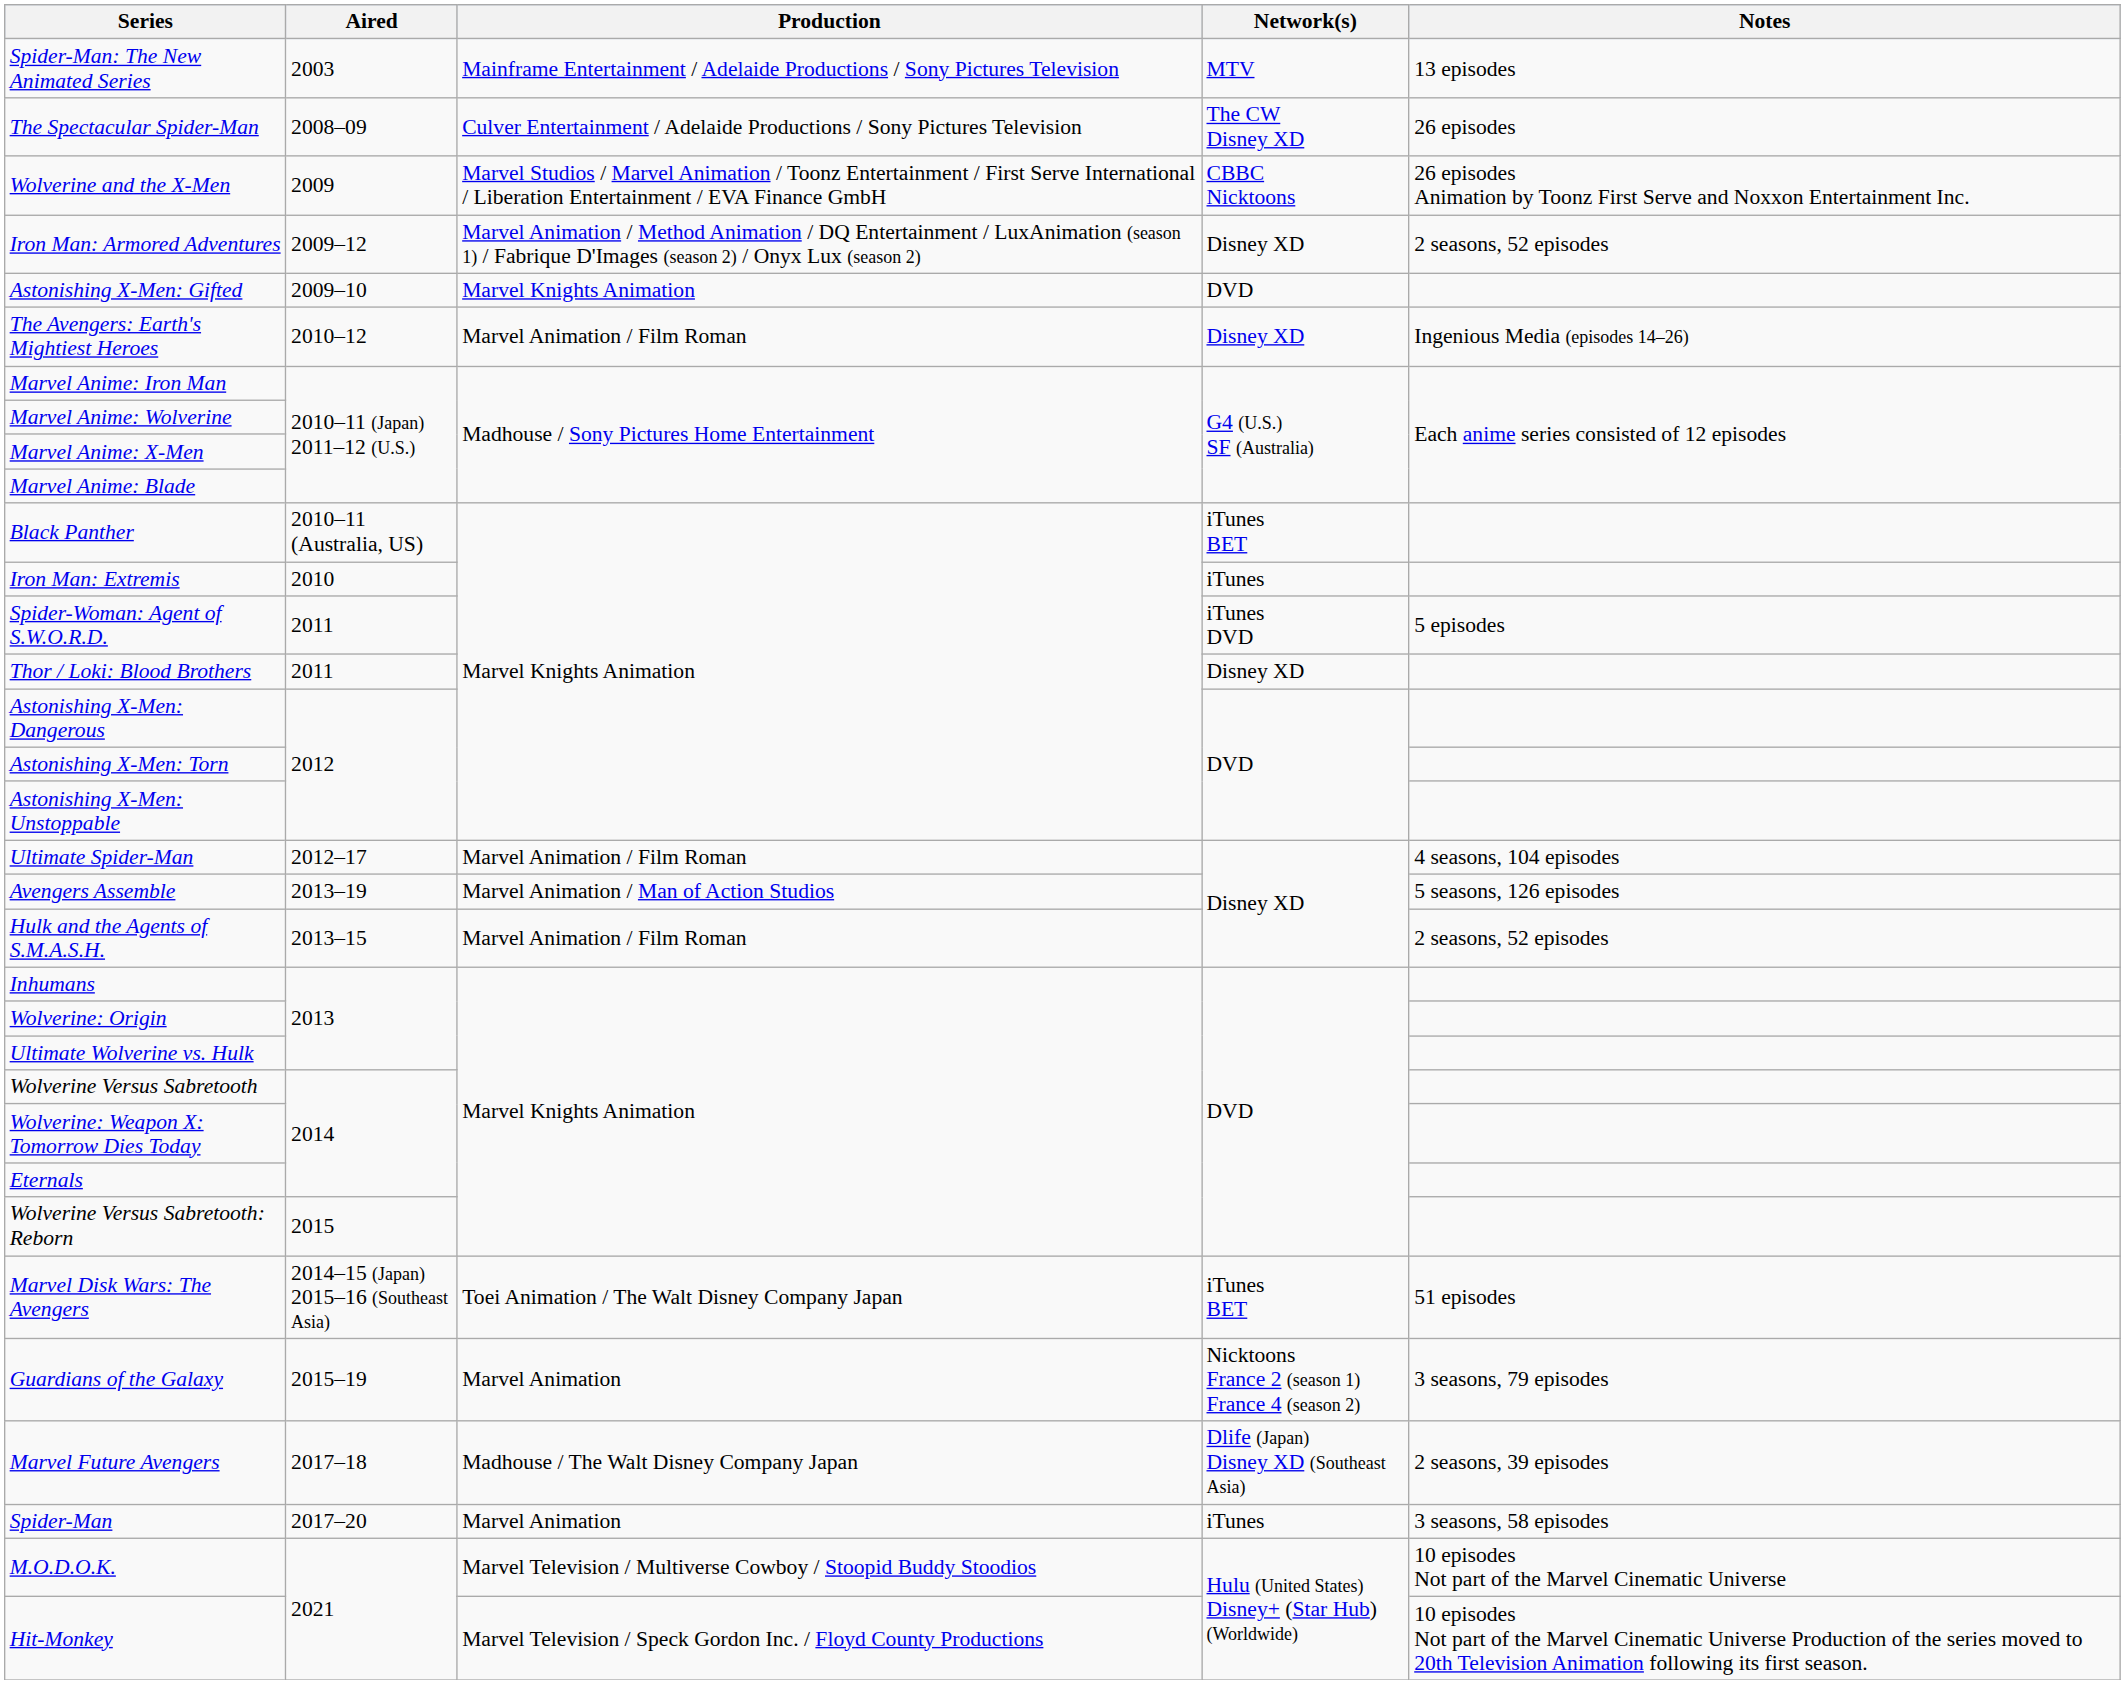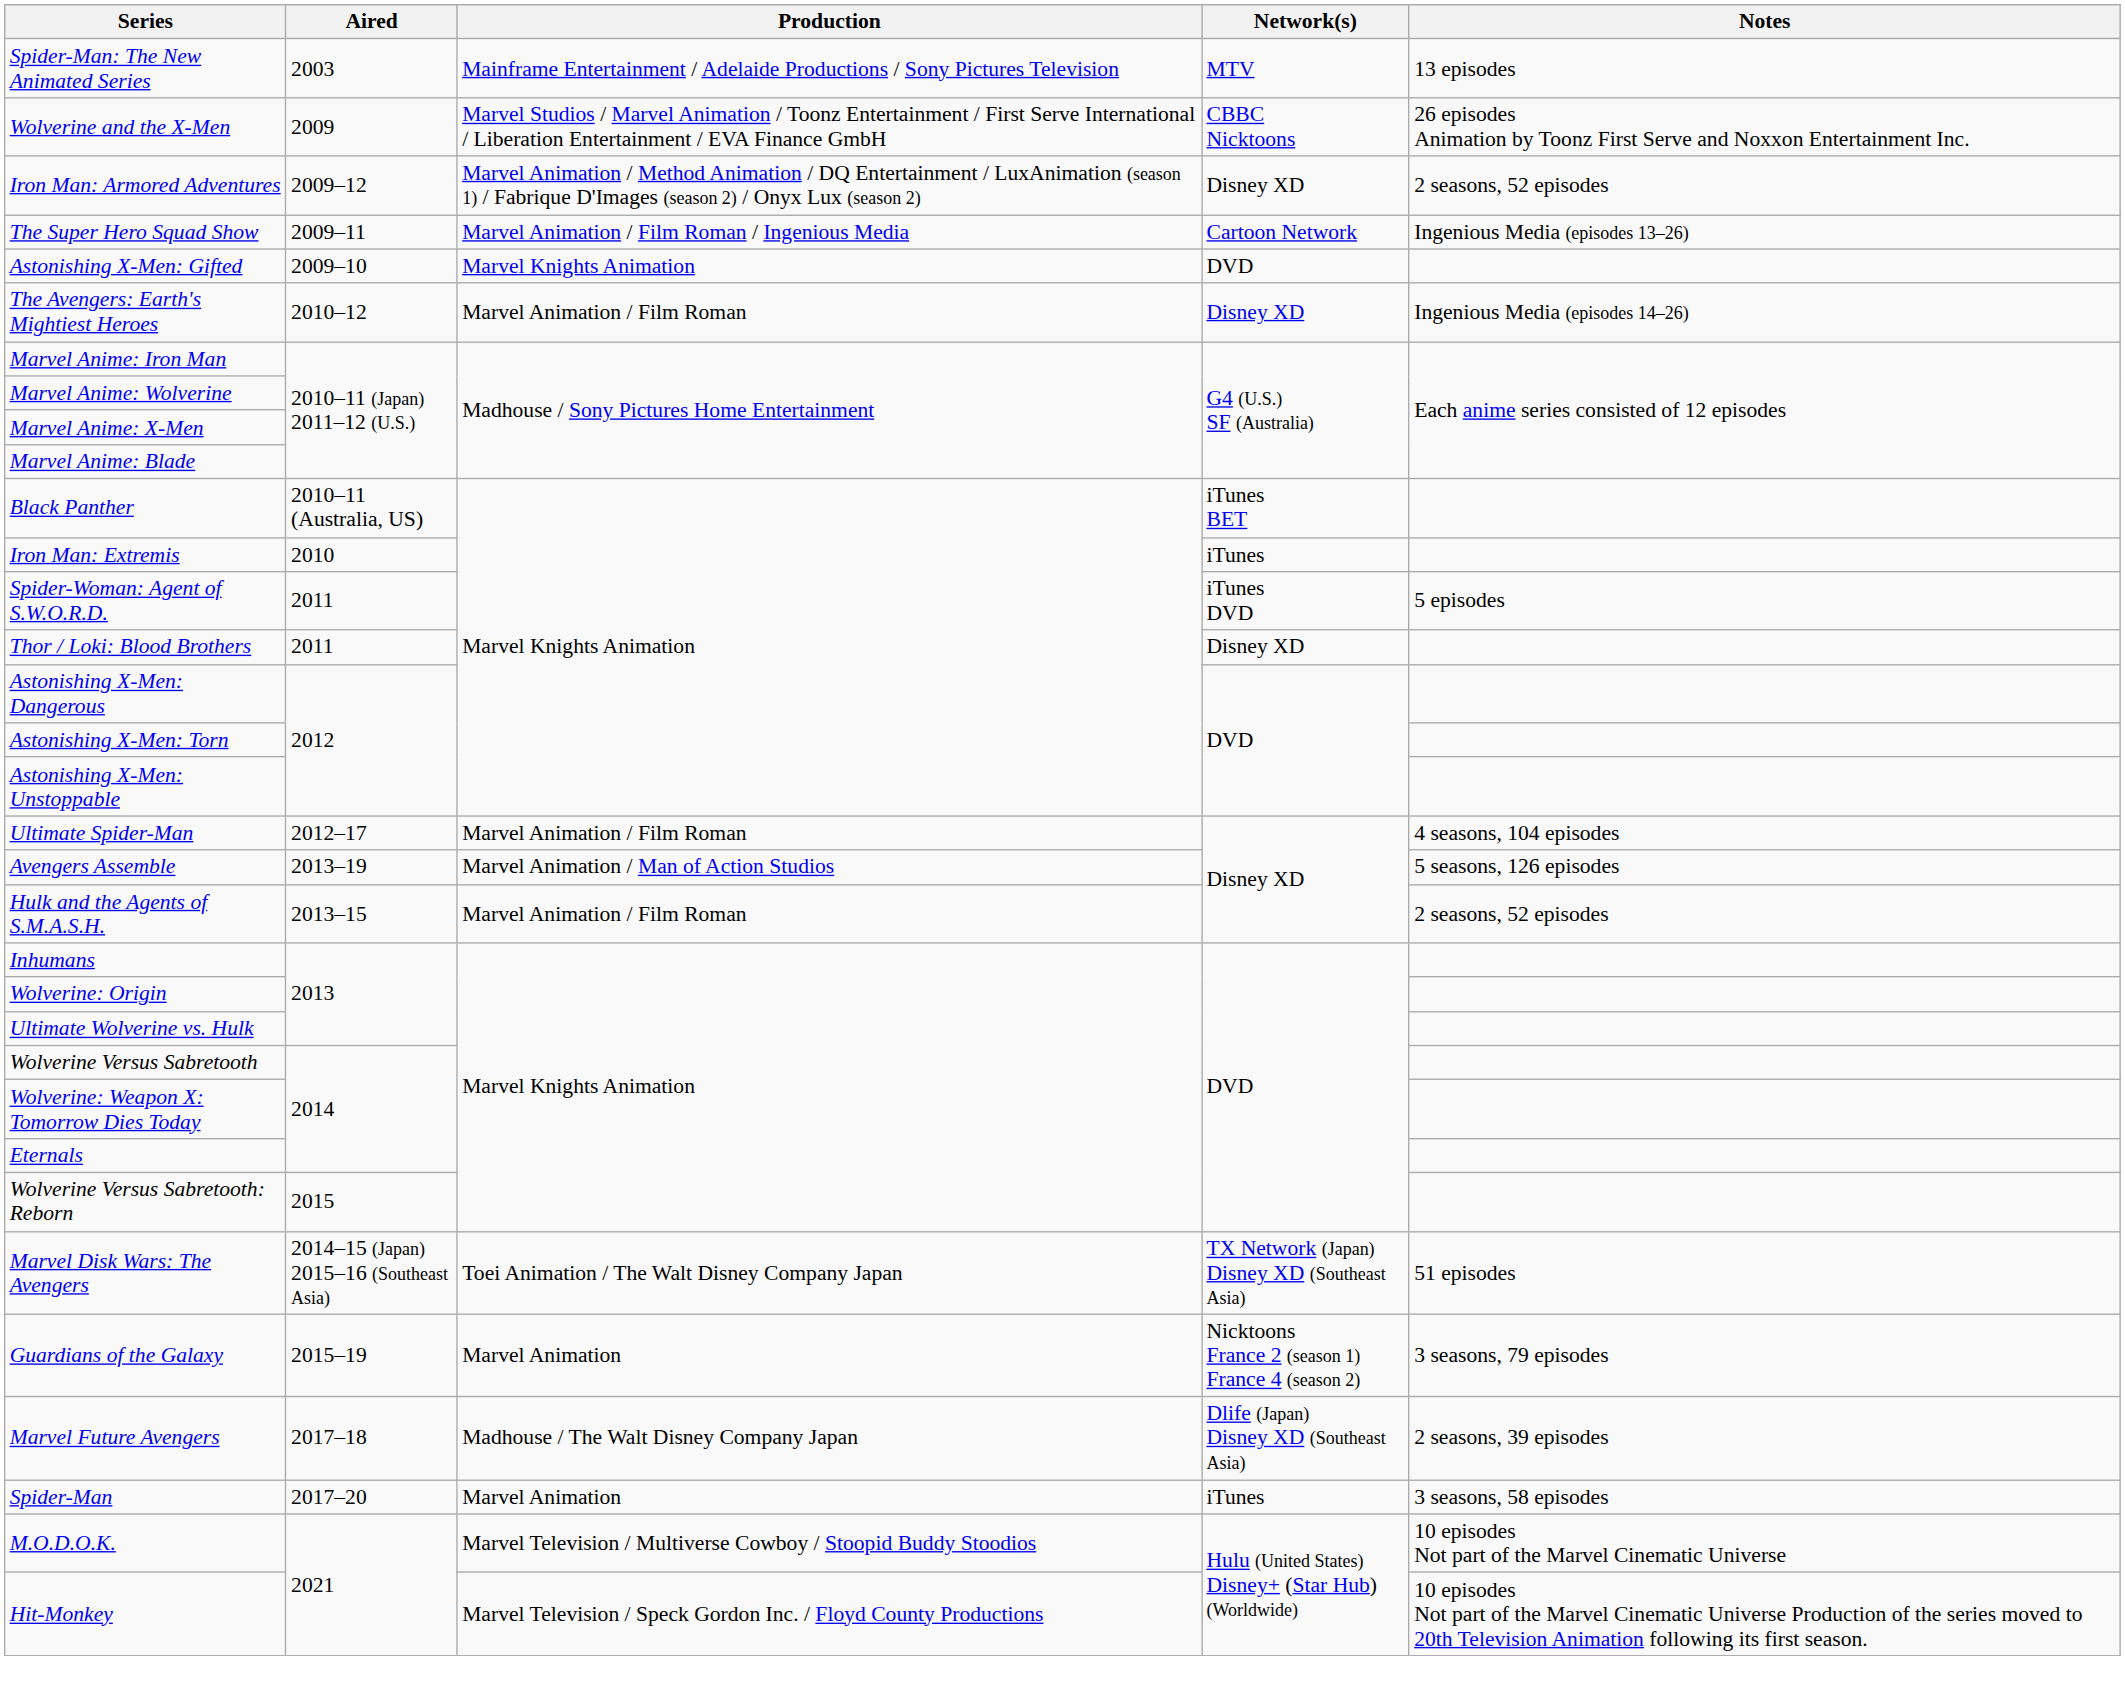- row: (134, 126)
+ row: (134, 231)
(1236, 1296) iTunes BET -> (1296, 1272) TX Network (Japan) Disney XD (Southeast Asia)
